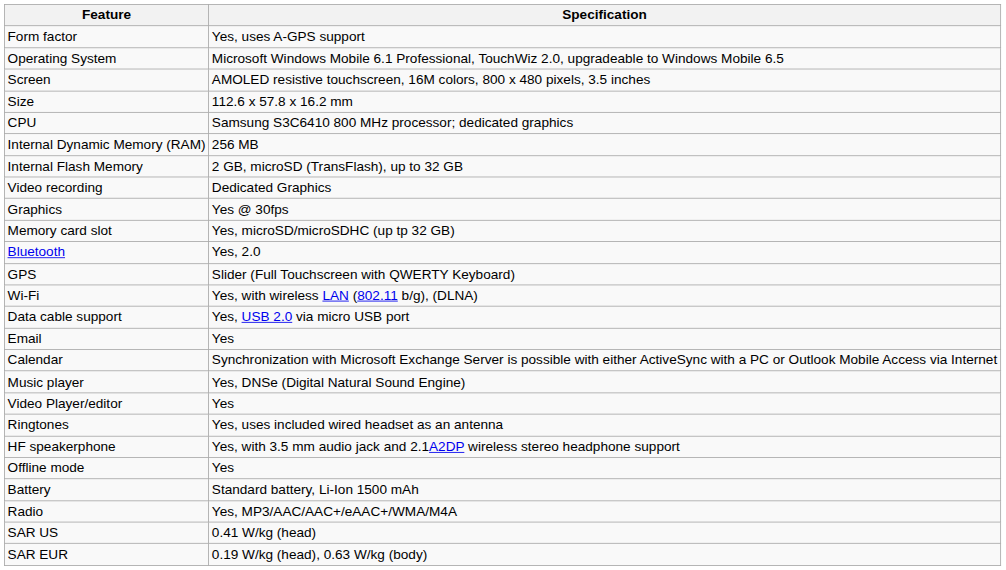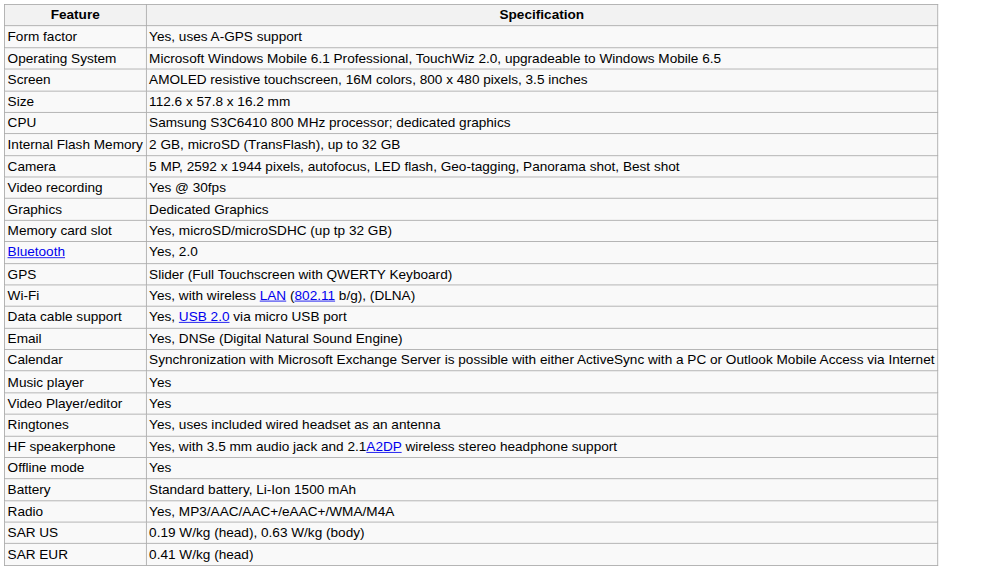- row: (107, 144)
+ row: (32, 166)
(272, 187) Dedicated Graphics -> (188, 187) Yes @ 30fps
(250, 209) Yes @ 30fps -> (209, 209) Dedicated Graphics
(223, 338) Yes -> (276, 338) Yes, DNSe (Digital Natural Sound Engine)
(339, 381) Yes, DNSe (Digital Natural Sound Engine) -> (160, 381) Yes
(264, 532) 0.41 W/kg (head) -> (257, 532) 0.19 W/kg (head), 0.63 W/kg (body)
(320, 554) 0.19 W/kg (head), 0.63 W/kg (body) -> (201, 554) 0.41 W/kg (head)
